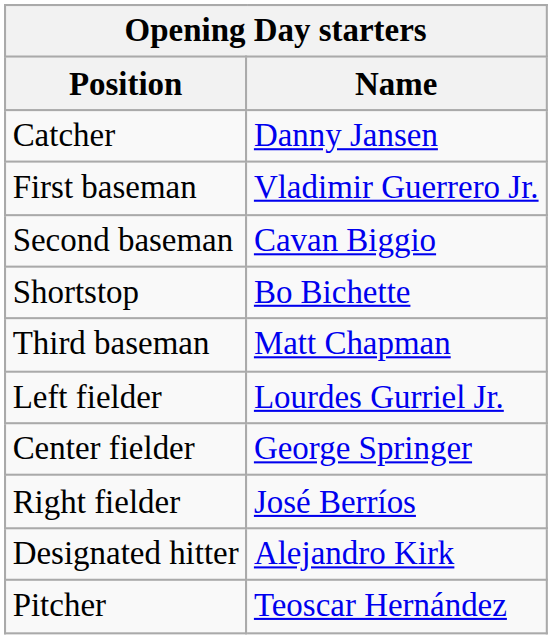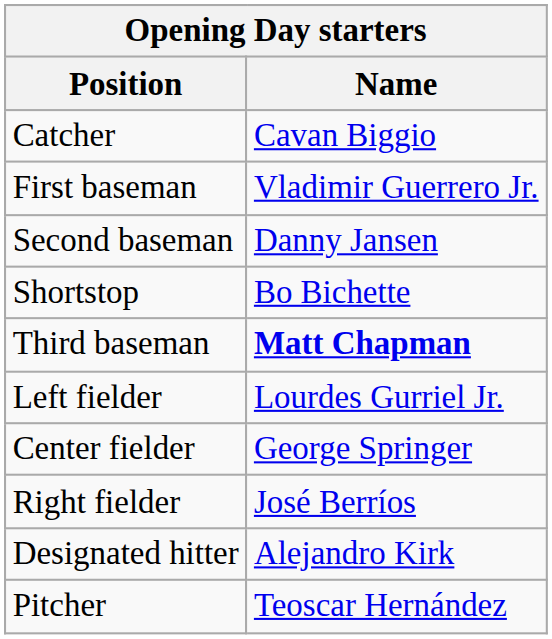(346, 135) Danny Jansen -> (345, 135) Cavan Biggio
(345, 239) Cavan Biggio -> (346, 239) Danny Jansen
(352, 344) normal -> (362, 344) bold
